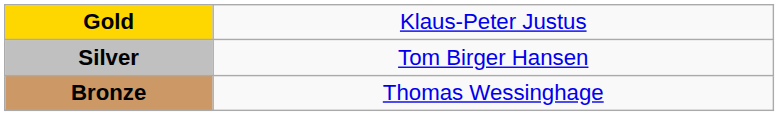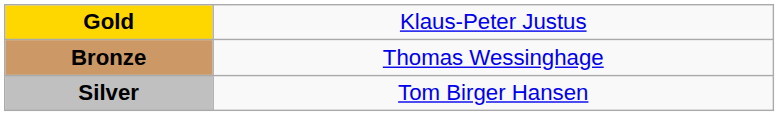rows swapped: (109, 57) <-> (109, 92)
